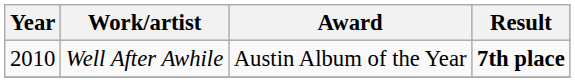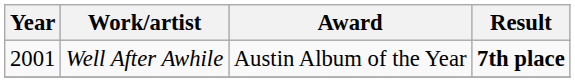(33, 58) 2010 -> (33, 58) 2001
